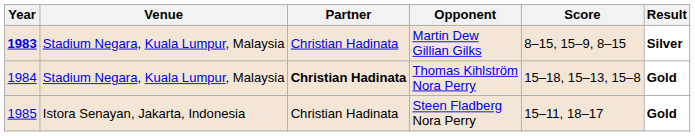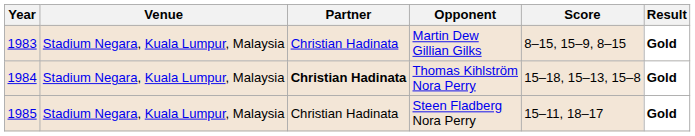(22, 43) bold -> (22, 43) normal
(665, 43) Silver -> (662, 43) Gold
(144, 114) Istora Senayan, Jakarta, Indonesia -> (164, 114) Stadium Negara, Kuala Lumpur, Malaysia
